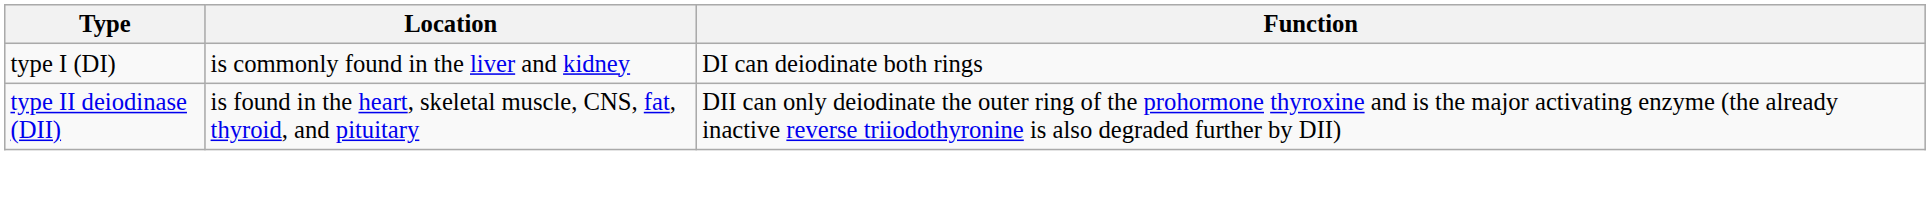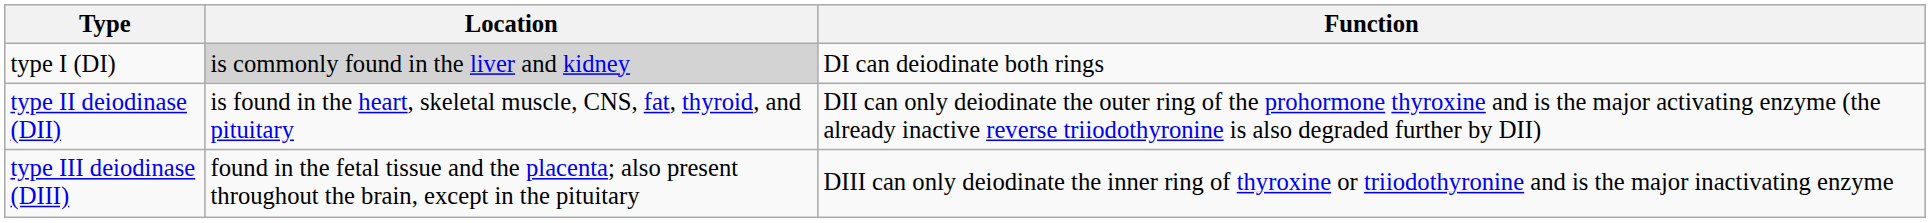(420, 63) no background -> (420, 63) lightgrey background
+ row: (103, 182)
